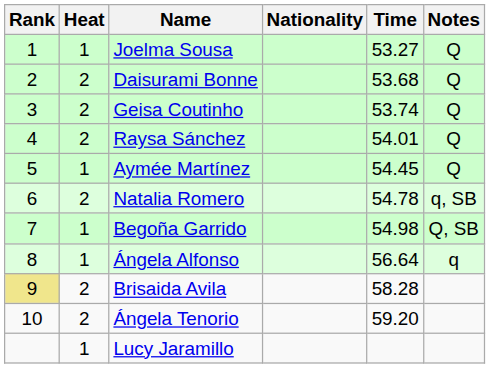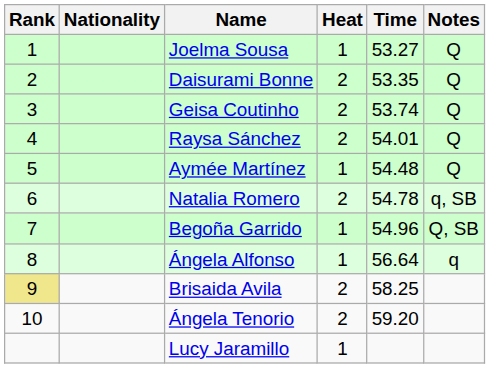columns swapped: (84, 20) <-> (315, 20)
(395, 79) 53.68 -> (395, 79) 53.35
(395, 169) 54.45 -> (395, 169) 54.48
(395, 229) 54.98 -> (395, 229) 54.96
(395, 288) 58.28 -> (395, 288) 58.25
